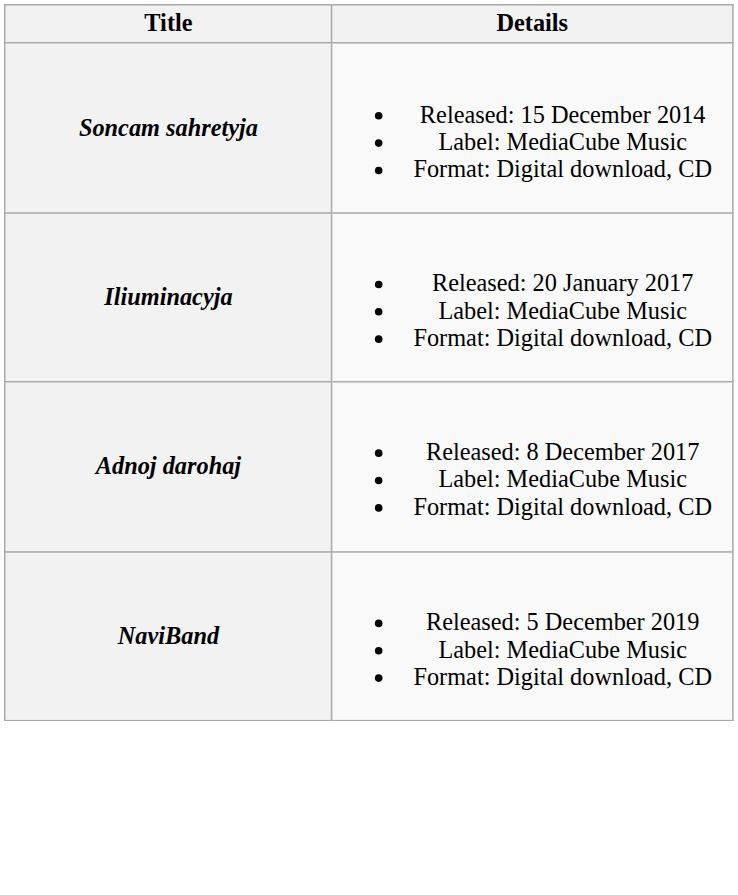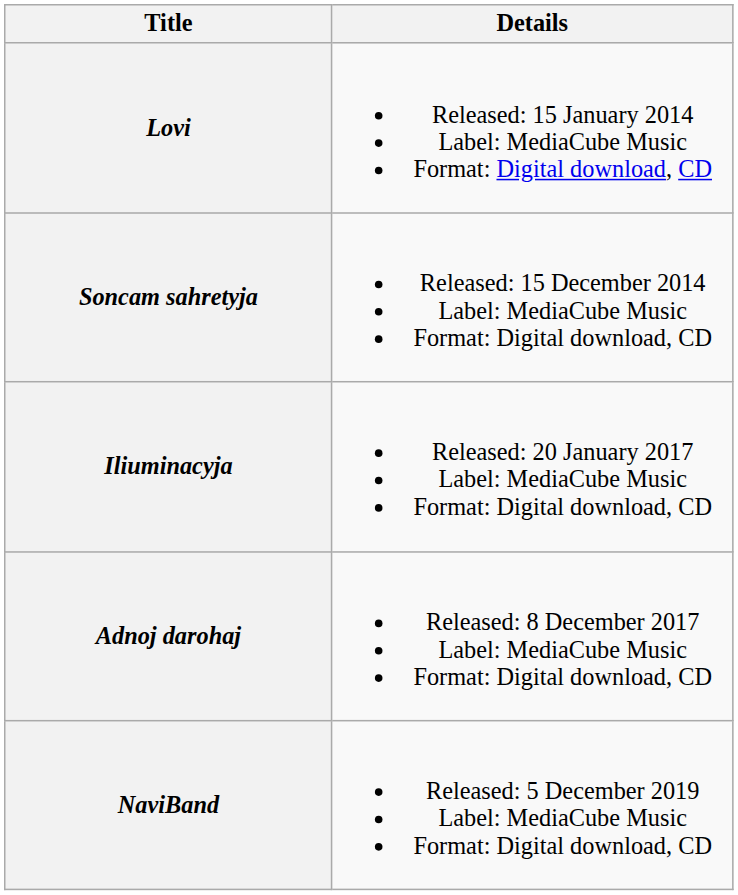+ row: (168, 127)
